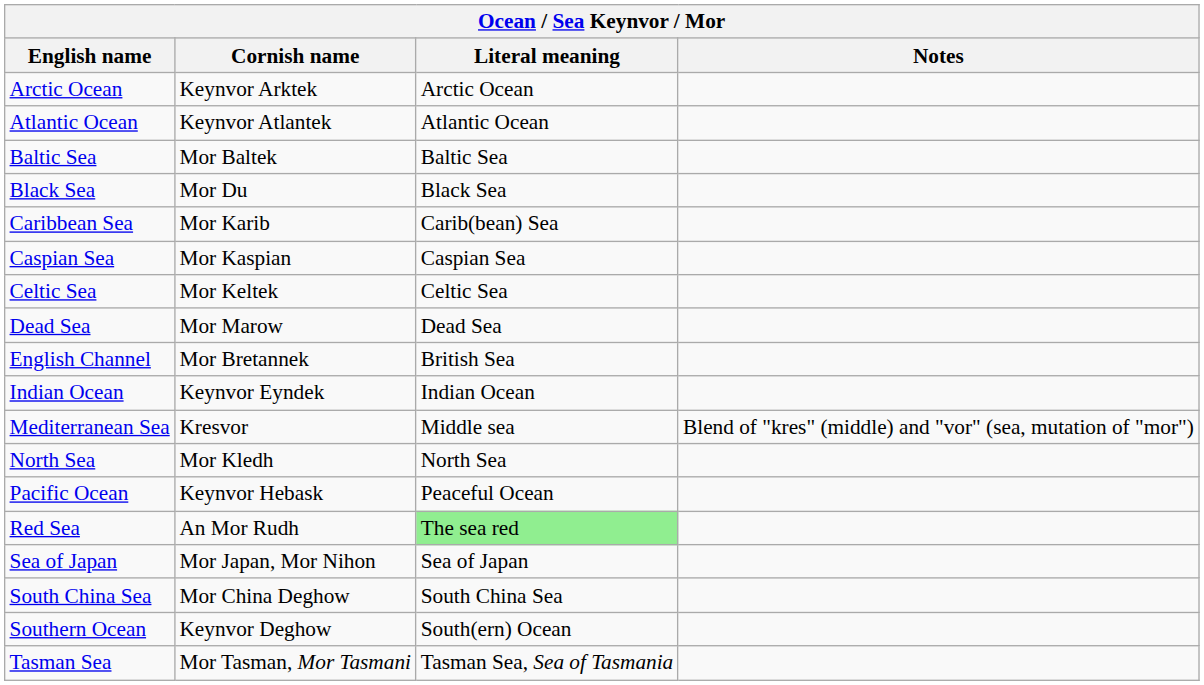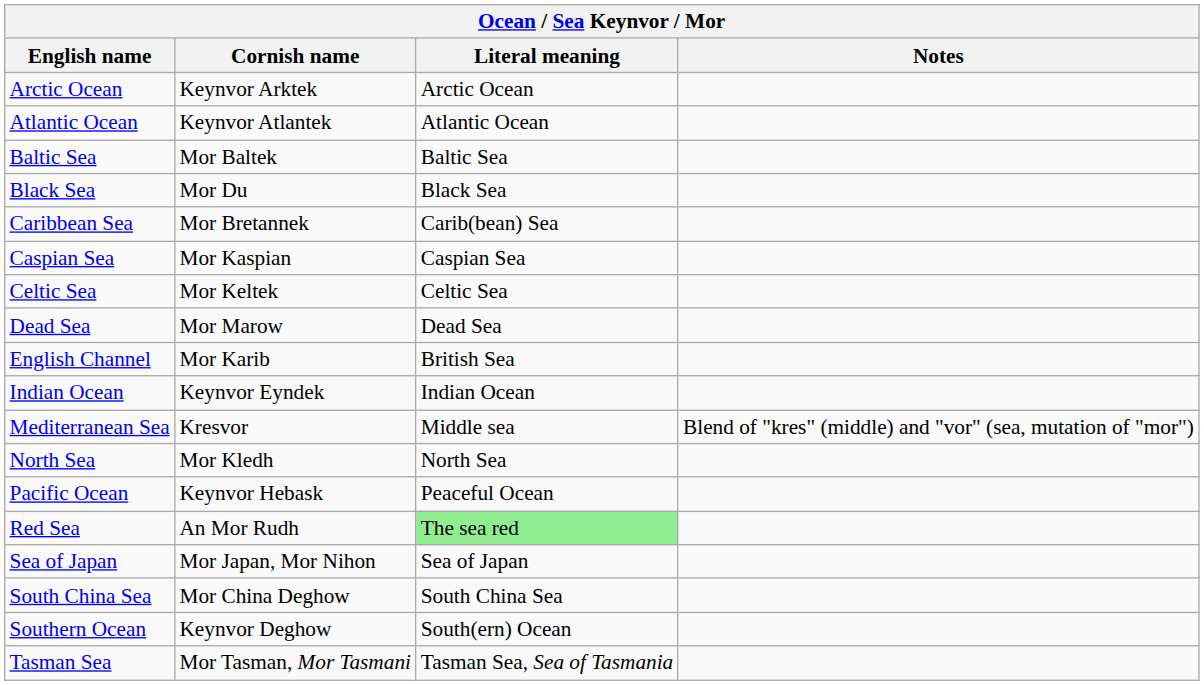(225, 223) Mor Karib -> (244, 223) Mor Bretannek
(244, 358) Mor Bretannek -> (225, 358) Mor Karib
